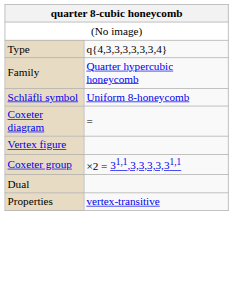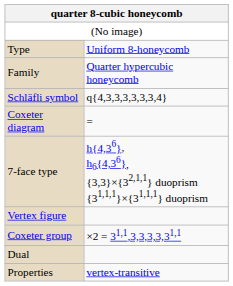(127, 49) q{4,3,3,3,3,3,3,4} -> (138, 49) Uniform 8-honeycomb
(138, 97) Uniform 8-honeycomb -> (127, 97) q{4,3,3,3,3,3,3,4}
+ row: (33, 171)
